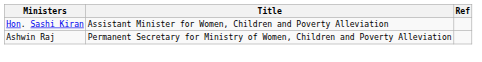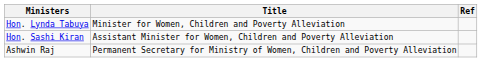+ row: (47, 24)
